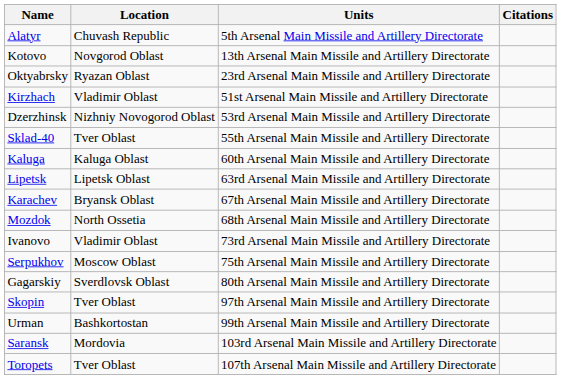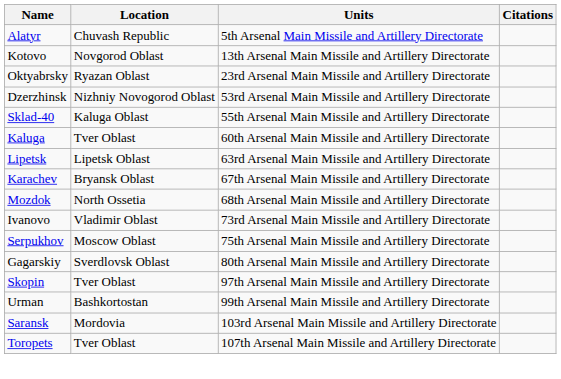- row: (31, 96)
(105, 138) Tver Oblast -> (111, 117) Kaluga Oblast
(111, 158) Kaluga Oblast -> (105, 138) Tver Oblast
